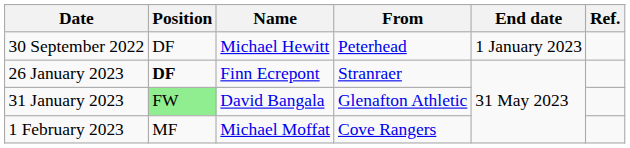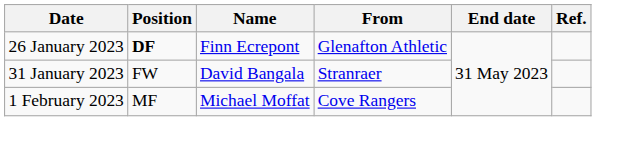- row: (76, 45)
(370, 73) Stranraer -> (382, 45) Glenafton Athletic
(165, 101) lightgreen background -> (145, 73) no background
(403, 101) Glenafton Athletic -> (350, 73) Stranraer
